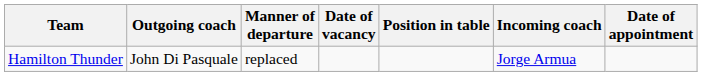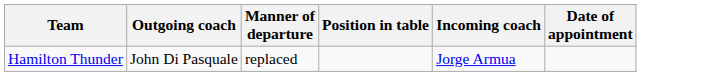- column: (349, 25)
